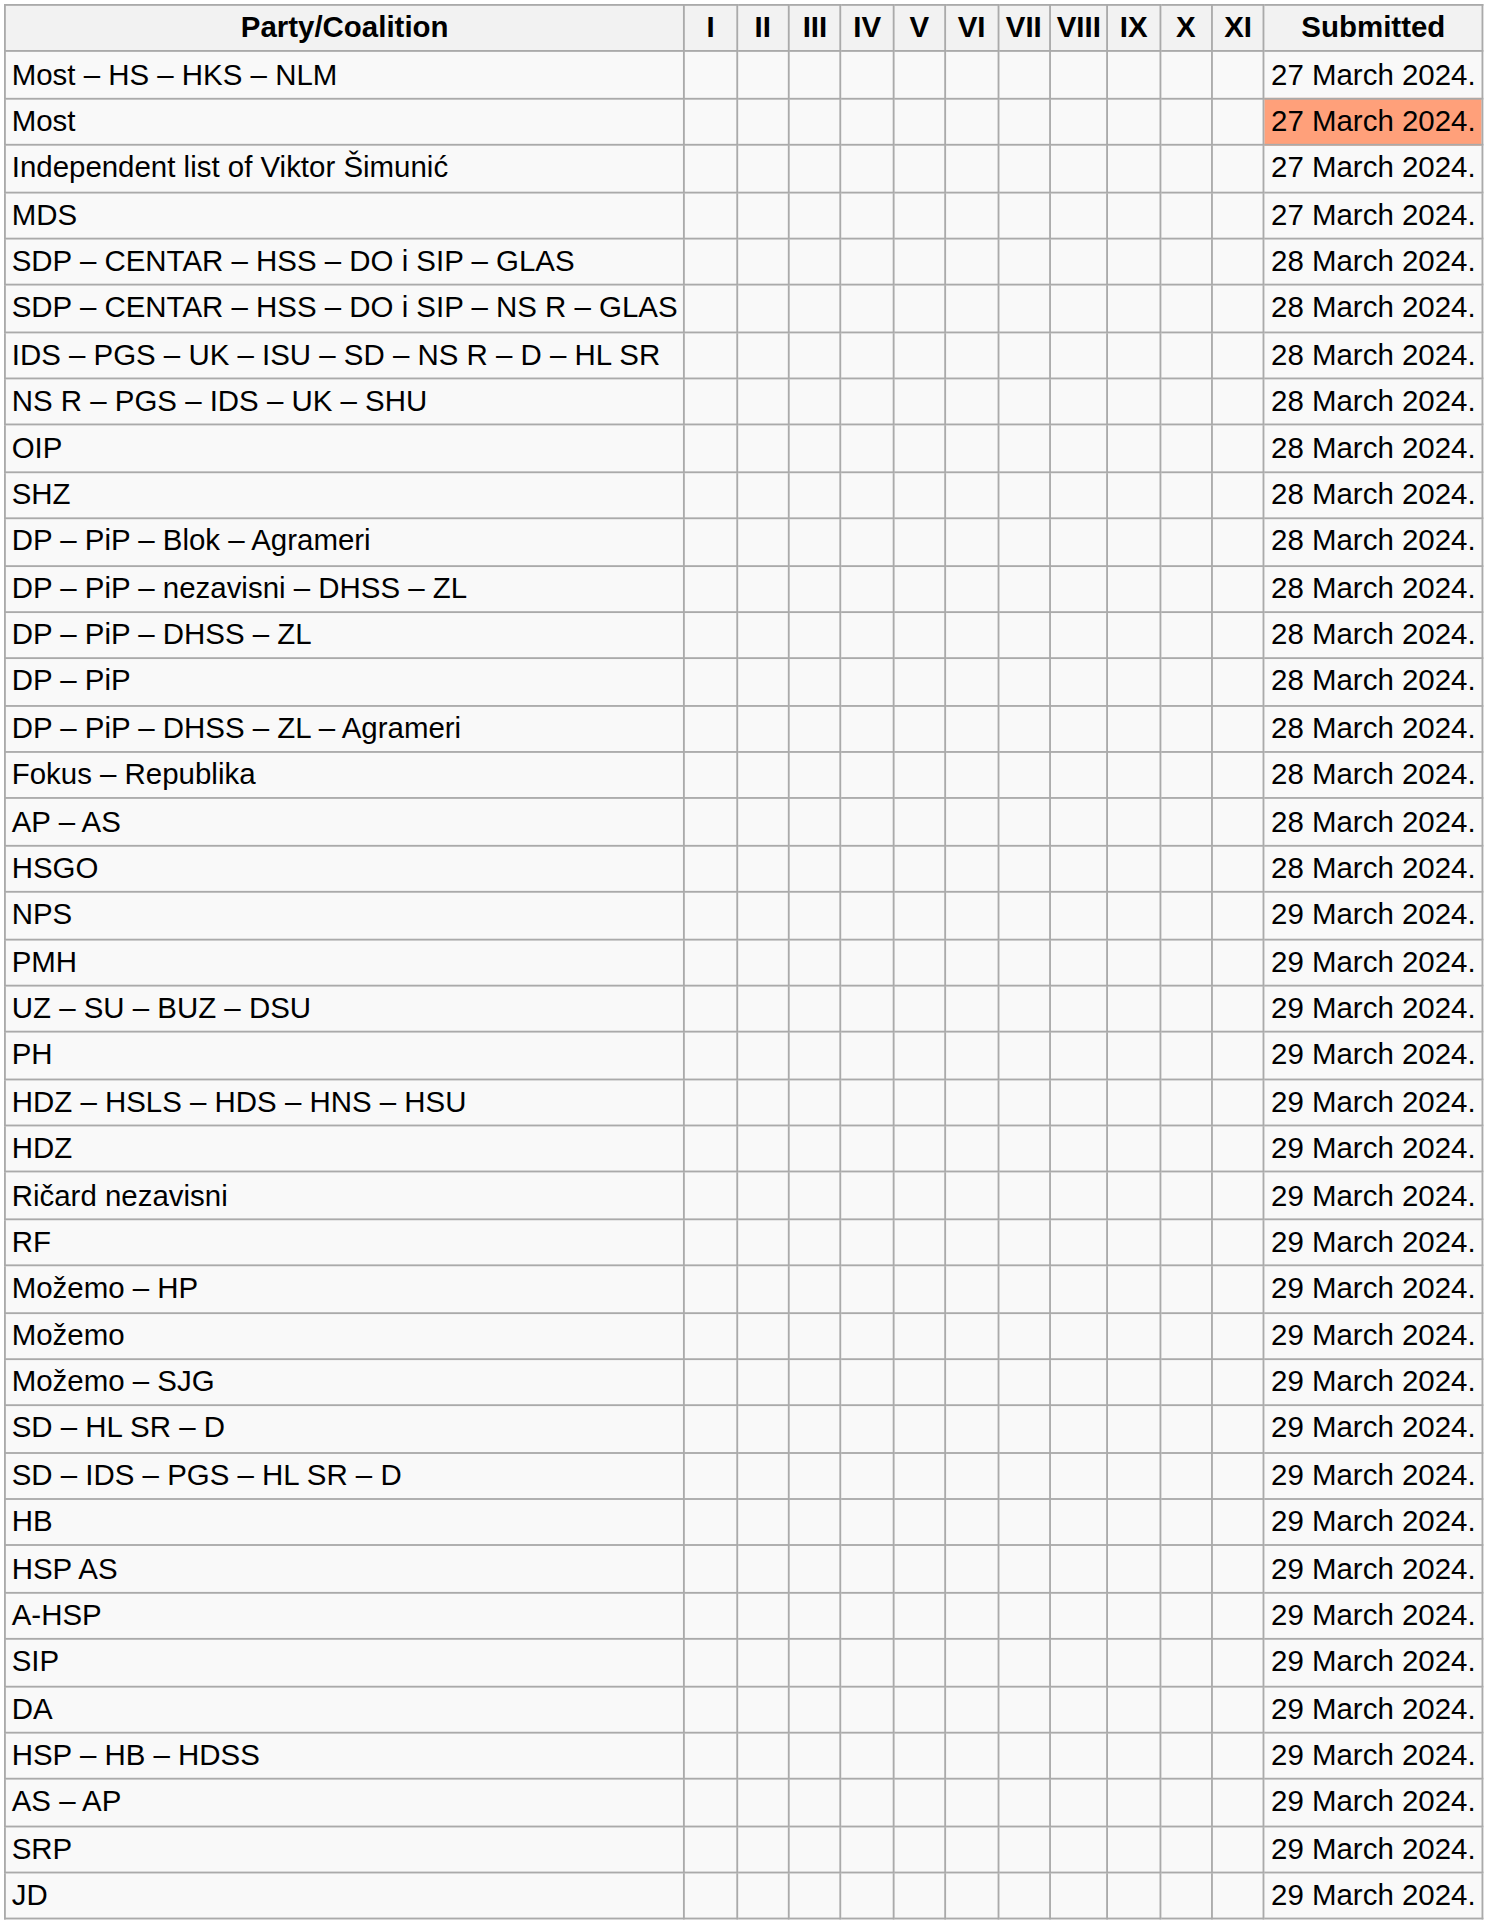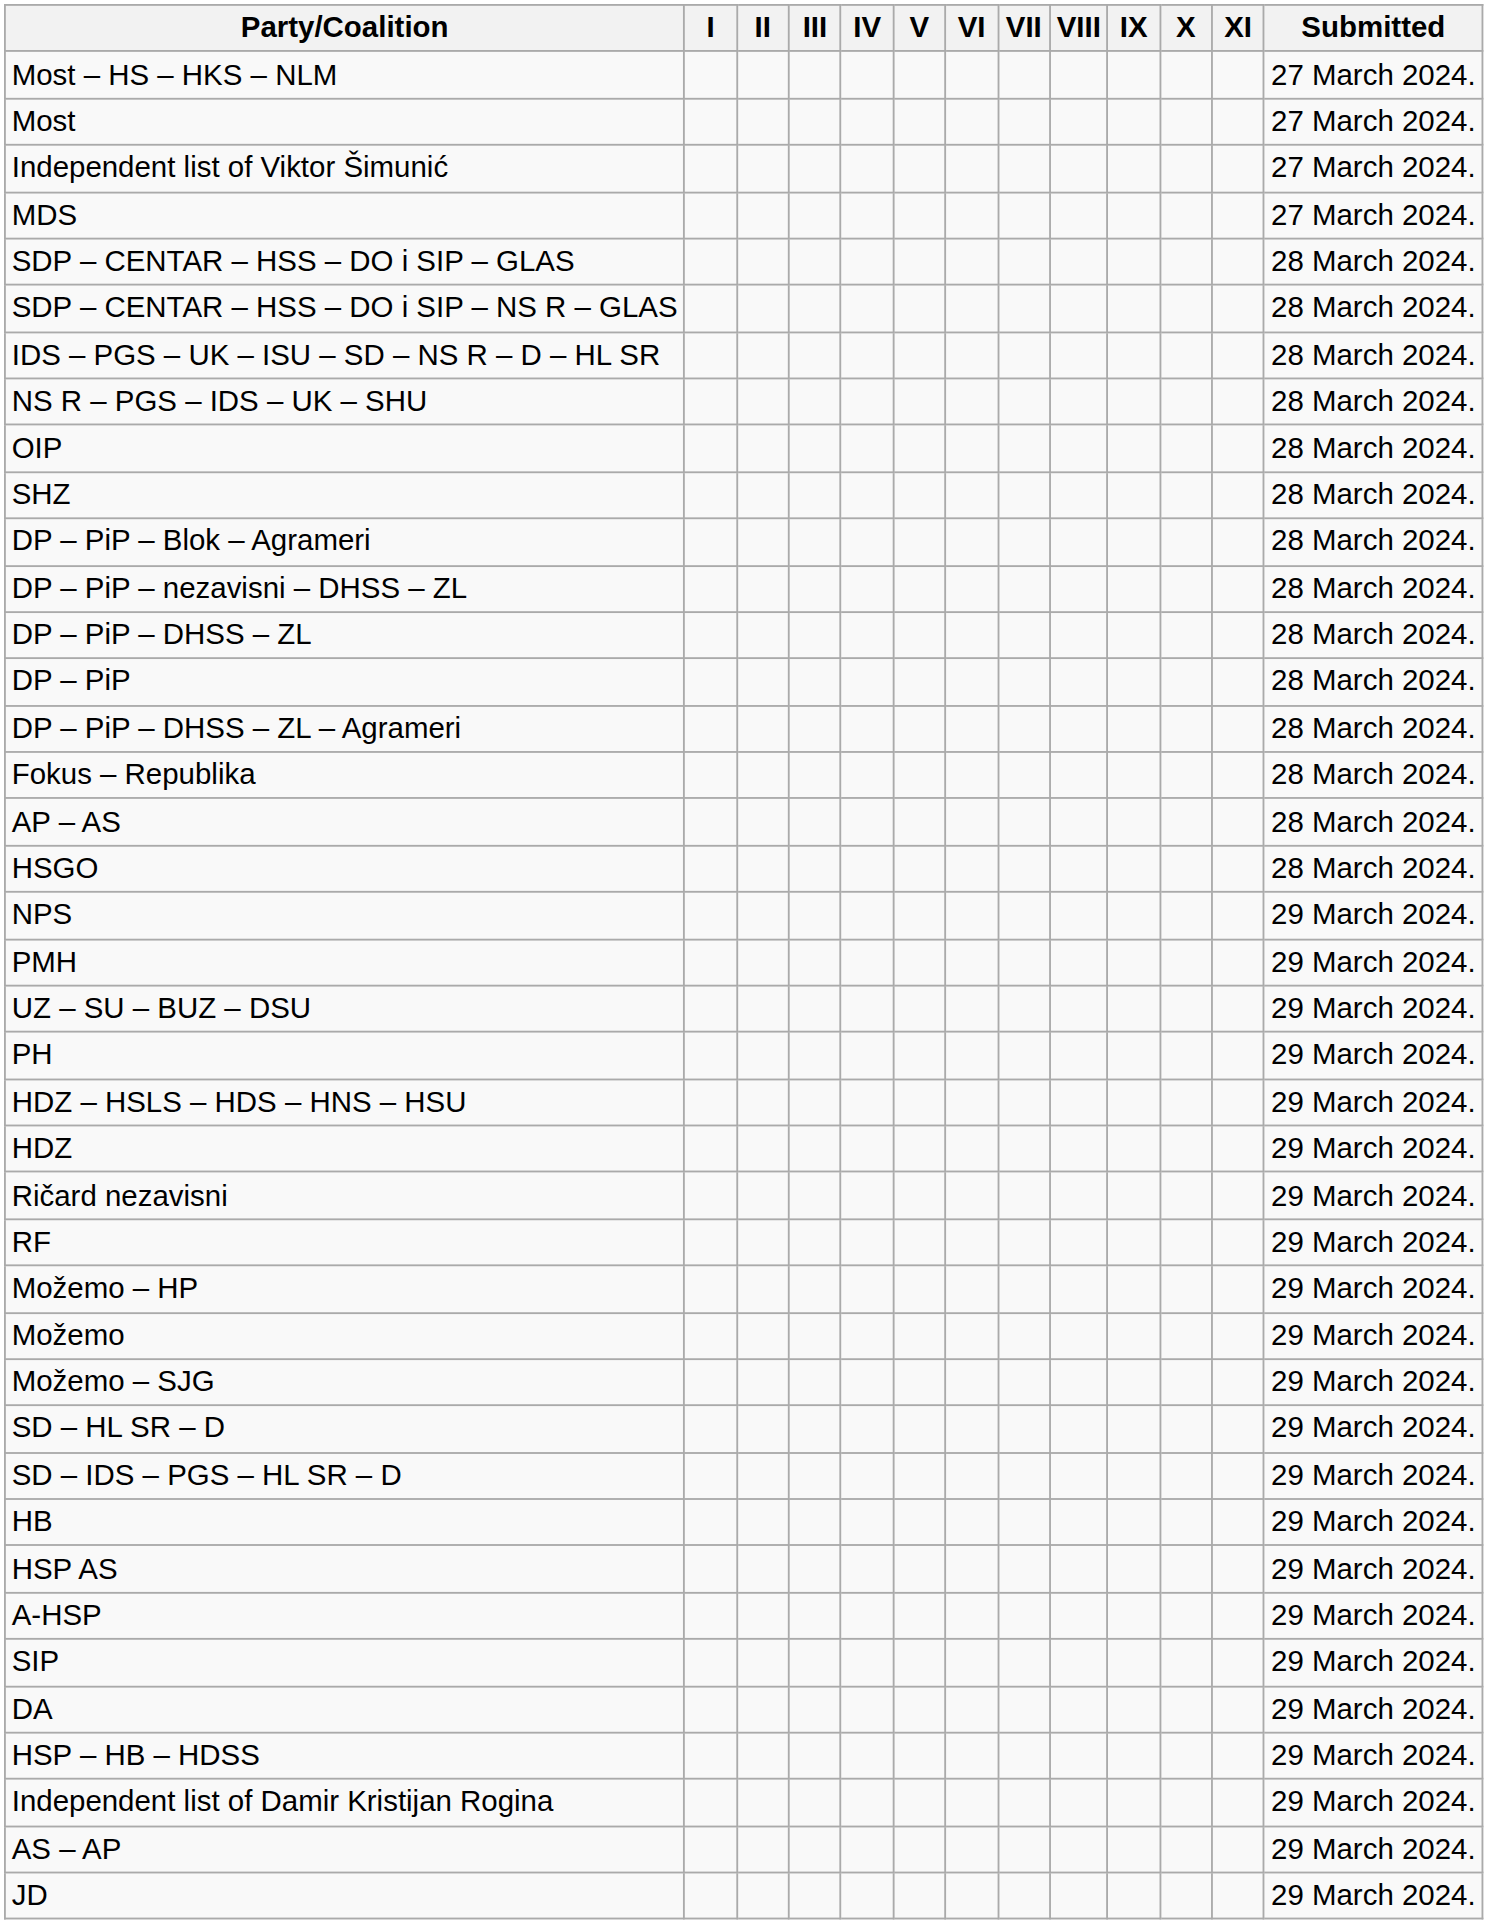(1373, 121) lightsalmon background -> (1373, 121) no background
+ row: (283, 1802)
- row: (42, 1848)
